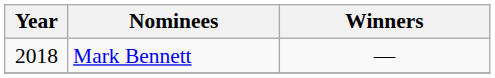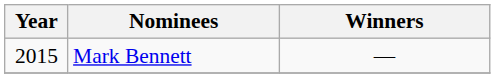(36, 55) 2018 -> (36, 55) 2015
